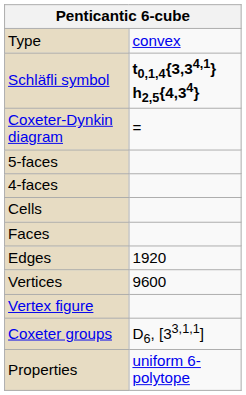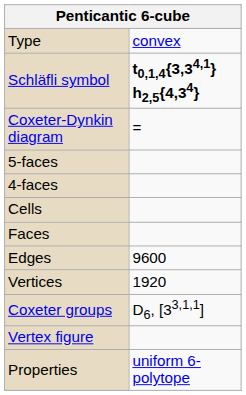(149, 258) 1920 -> (149, 258) 9600
(149, 282) 9600 -> (149, 282) 1920
rows swapped: (51, 306) <-> (60, 333)
